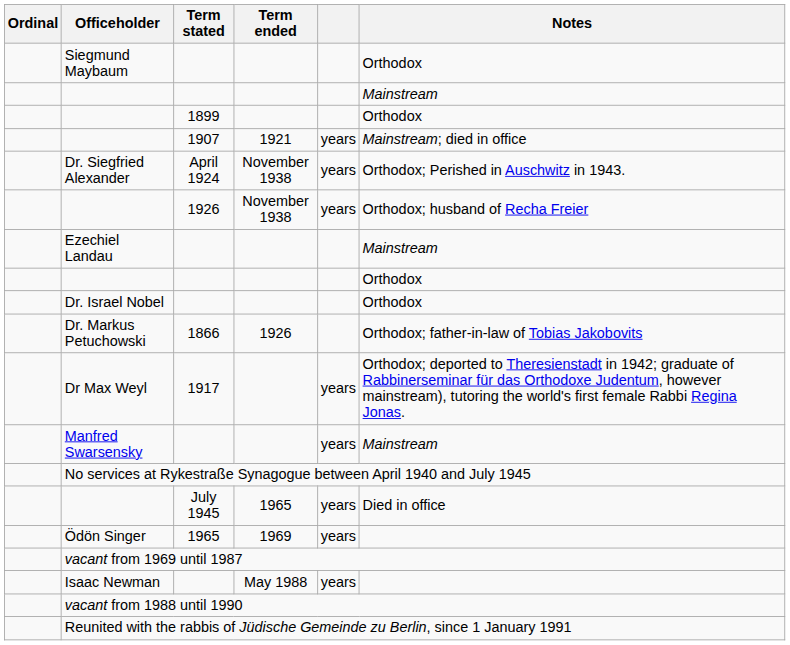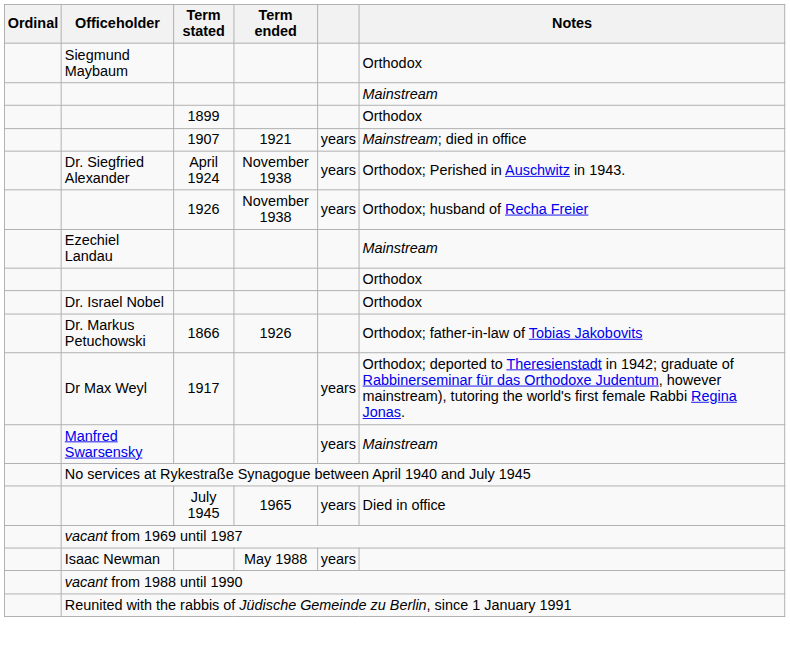- row: (105, 536)
